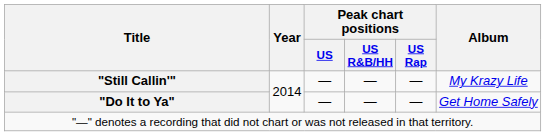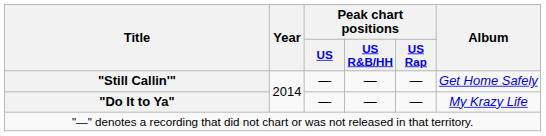(488, 81) My Krazy Life -> (488, 81) Get Home Safely
(488, 101) Get Home Safely -> (488, 101) My Krazy Life
